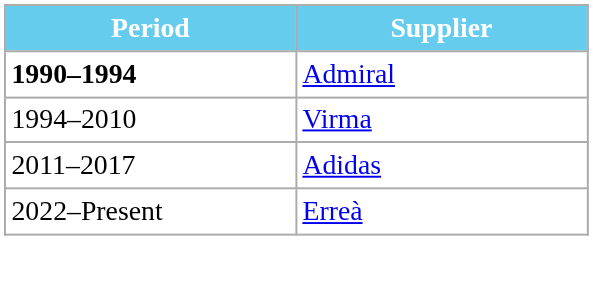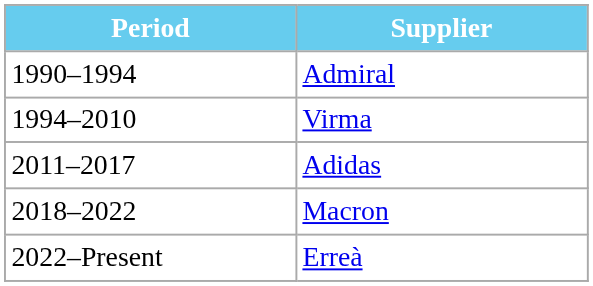(74, 73) bold -> (74, 73) normal
+ row: (346, 211)
